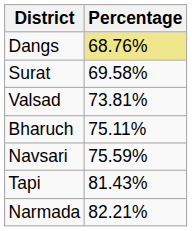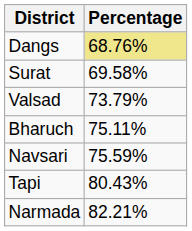(118, 101) 73.81% -> (118, 101) 73.79%
(118, 184) 81.43% -> (118, 184) 80.43%
